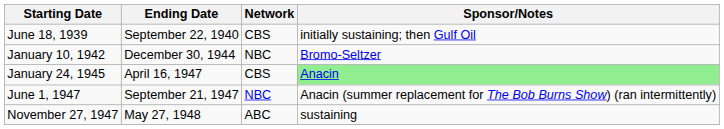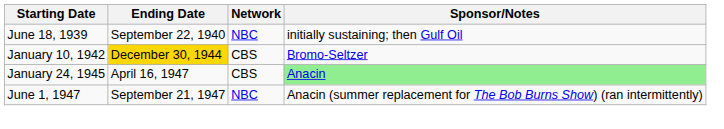(258, 34) CBS -> (245, 34) NBC
(180, 54) no background -> (166, 54) gold background
(258, 54) NBC -> (244, 54) CBS
- row: (63, 114)
